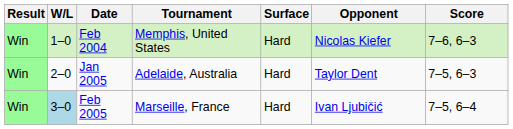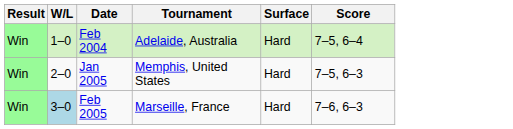- column: (369, 14)
(181, 40) Memphis, United States -> (186, 40) Adelaide, Australia
(452, 40) 7–6, 6–3 -> (339, 40) 7–5, 6–4
(186, 74) Adelaide, Australia -> (181, 74) Memphis, United States
(452, 107) 7–5, 6–4 -> (339, 107) 7–6, 6–3
